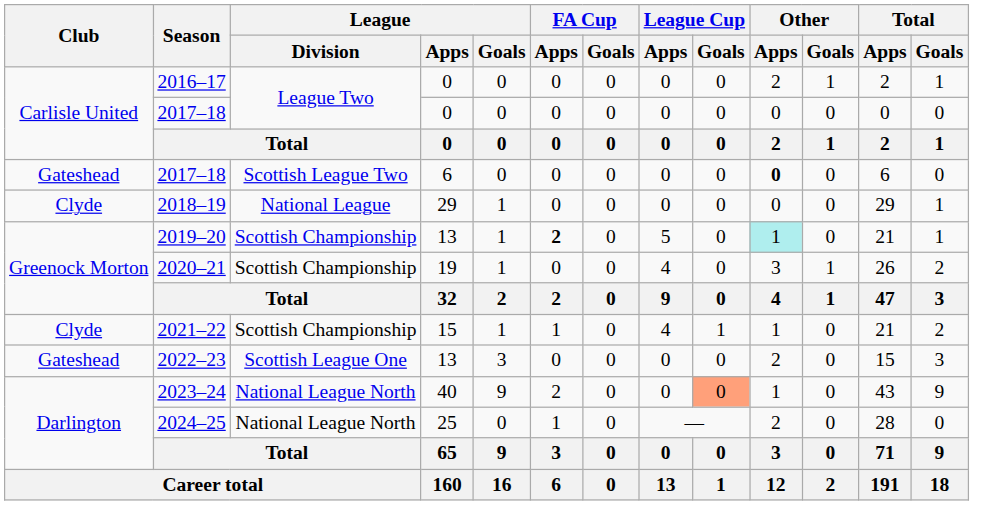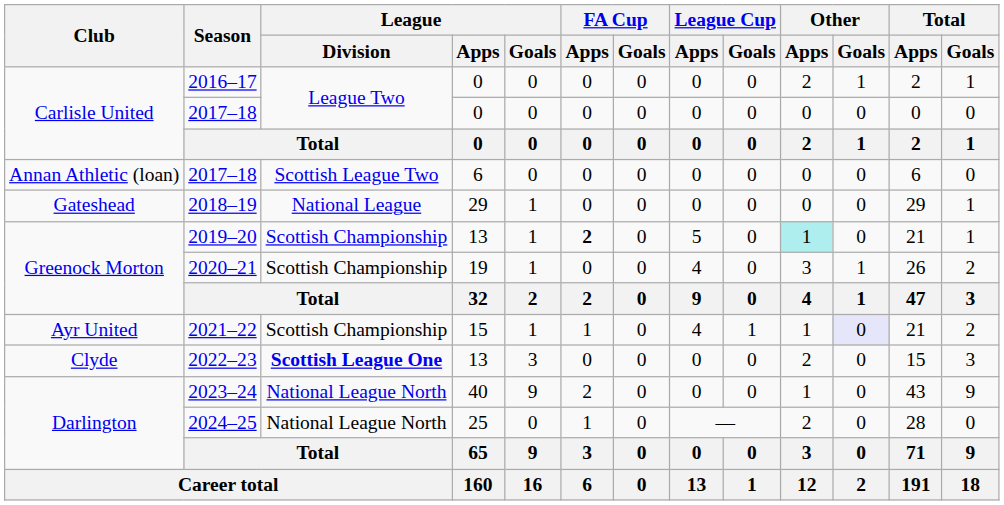(79, 174) Gateshead -> (94, 174) Annan Athletic (loan)
(776, 174) bold -> (807, 174) normal
(79, 205) Clyde -> (94, 205) Gateshead
(79, 329) Clyde -> (94, 329) Ayr United
(830, 329) no background -> (861, 329) lavender background
(79, 360) Gateshead -> (94, 360) Clyde
(326, 360) normal -> (356, 360) bold
(721, 391) lightsalmon background -> (752, 391) no background
